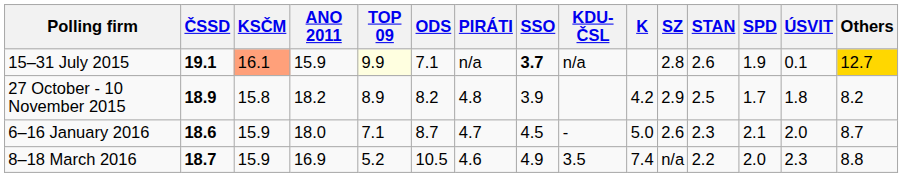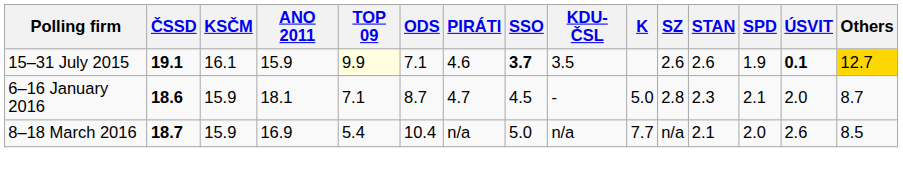(254, 62) lightsalmon background -> (220, 62) no background
(470, 62) n/a -> (459, 62) 4.6
(574, 62) n/a -> (563, 62) 3.5
(673, 62) 2.8 -> (673, 62) 2.6
(796, 62) normal -> (796, 62) bold
- row: (67, 97)
(310, 133) 18.0 -> (276, 97) 18.1
(673, 133) 2.6 -> (673, 97) 2.8
(373, 159) 5.2 -> (353, 133) 5.4
(432, 159) 10.5 -> (420, 133) 10.4
(470, 159) 4.6 -> (459, 133) n/a
(532, 159) 4.9 -> (520, 133) 5.0
(574, 159) 3.5 -> (563, 133) n/a
(642, 159) 7.4 -> (642, 133) 7.7
(703, 159) 2.2 -> (703, 133) 2.1
(796, 159) 2.3 -> (796, 133) 2.6
(852, 159) 8.8 -> (852, 133) 8.5
